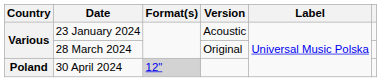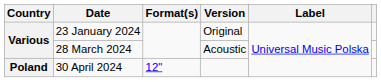(225, 31) Acoustic -> (223, 31) Original
(223, 49) Original -> (225, 49) Acoustic
(154, 67) lightgrey background -> (154, 67) no background
